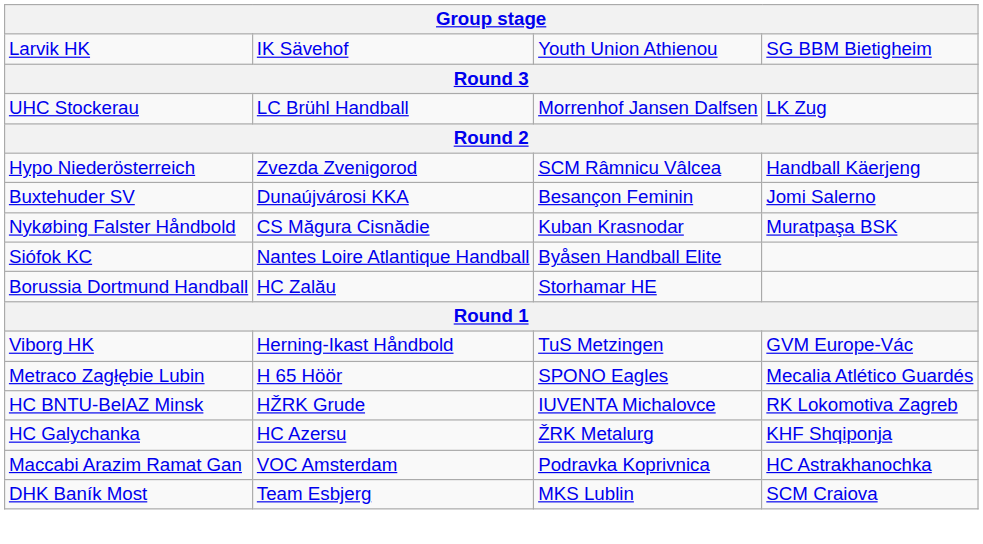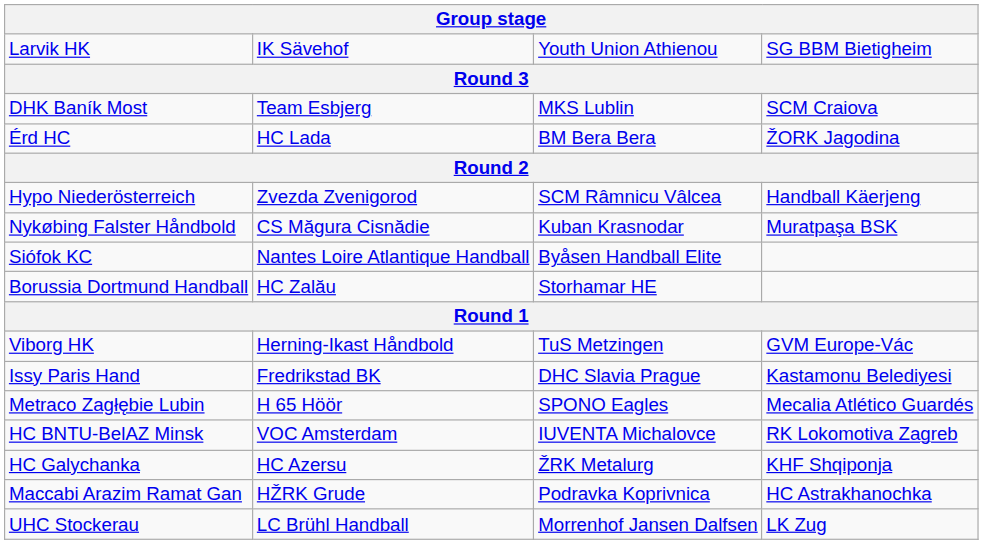rows swapped: (78, 494) <-> (74, 108)
+ row: (40, 138)
- row: (72, 197)
+ row: (74, 375)
(311, 405) HŽRK Grude -> (327, 434) VOC Amsterdam
(327, 464) VOC Amsterdam -> (311, 494) HŽRK Grude
